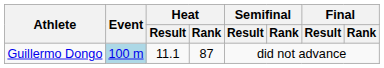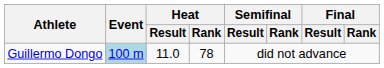(168, 54) 11.1 -> (168, 54) 11.0
(207, 54) 87 -> (207, 54) 78
